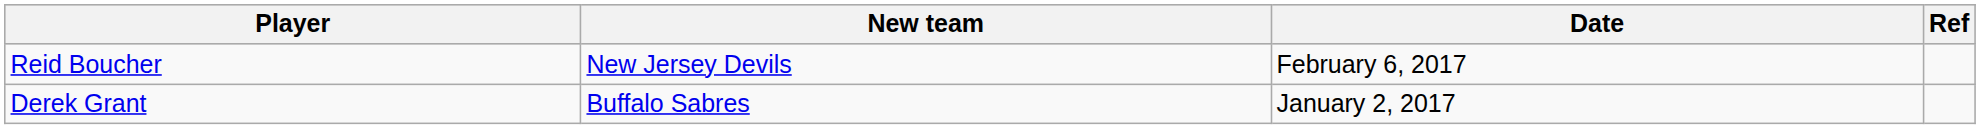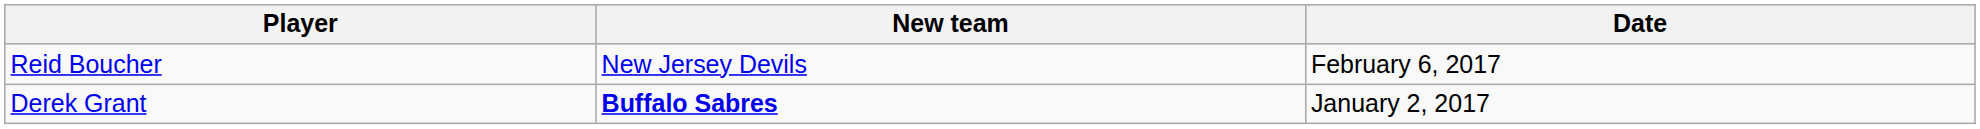- column: (1949, 24)
(668, 103) normal -> (690, 103) bold
